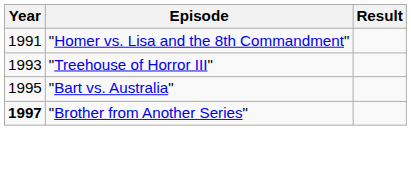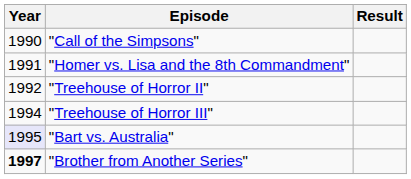+ row: (124, 40)
+ row: (129, 88)
(25, 64) 1993 -> (25, 112) 1994
(25, 88) no background -> (25, 137) lavender background
